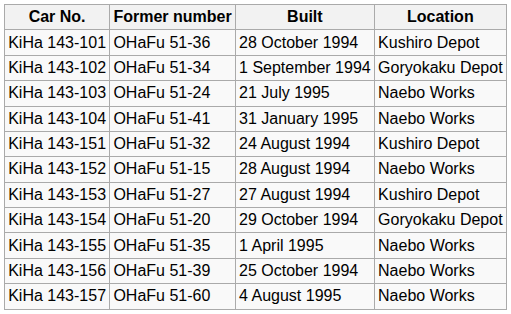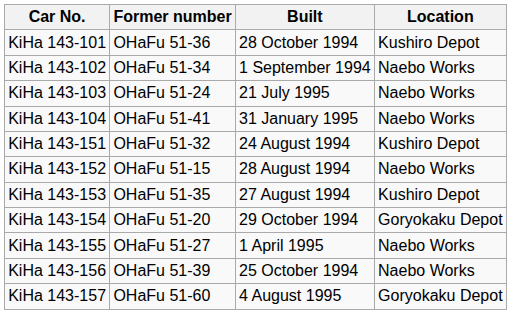(440, 67) Goryokaku Depot -> (426, 67) Naebo Works
(162, 194) OHaFu 51-27 -> (162, 194) OHaFu 51-35
(162, 245) OHaFu 51-35 -> (162, 245) OHaFu 51-27
(426, 296) Naebo Works -> (440, 296) Goryokaku Depot
